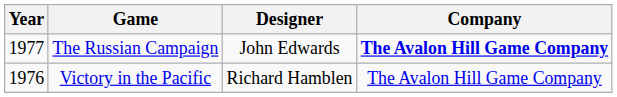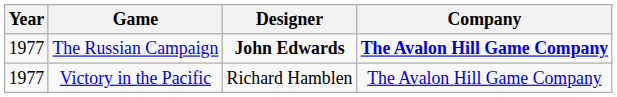(290, 48) normal -> (290, 48) bold
(26, 77) 1976 -> (26, 77) 1977
